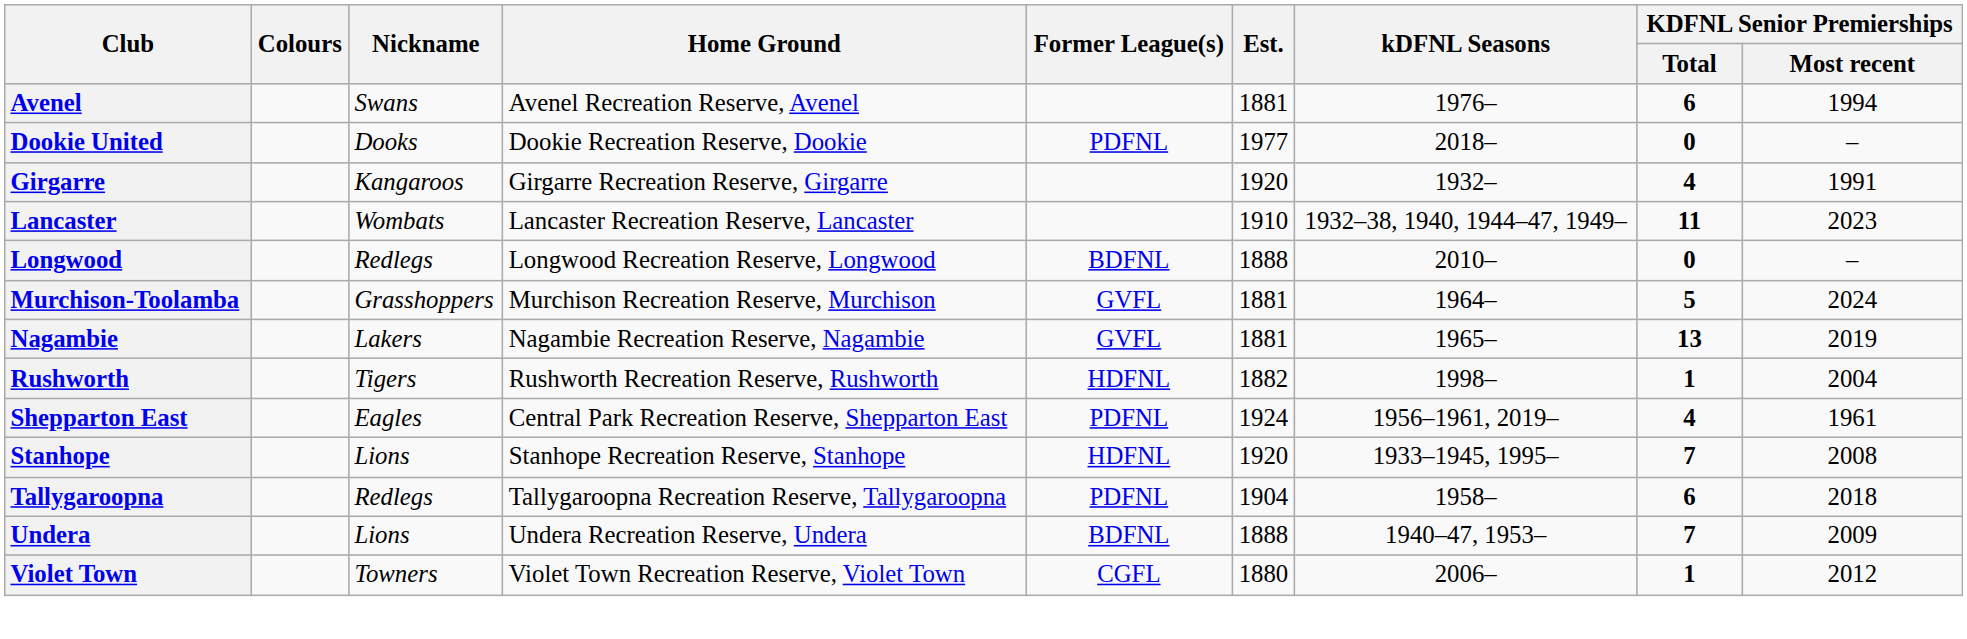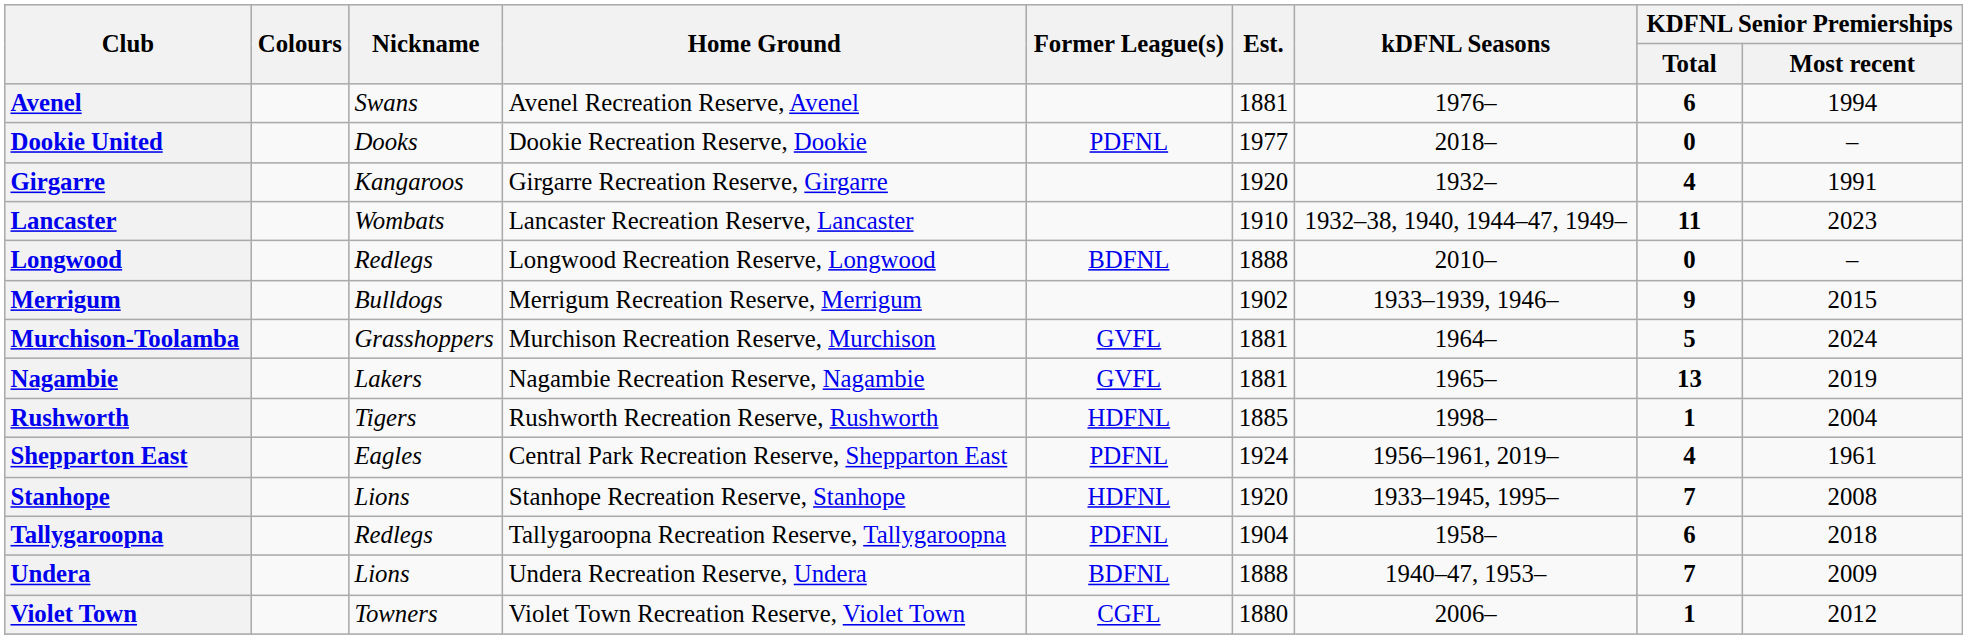+ row: (66, 299)
(1263, 378) 1882 -> (1263, 417) 1885
